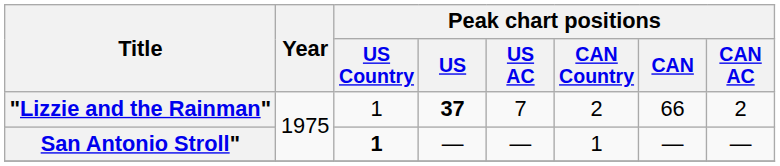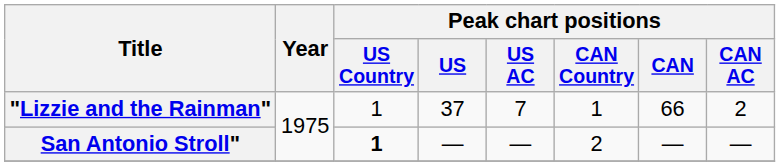(453, 108) bold -> (453, 108) normal
(597, 108) 2 -> (597, 108) 1
(597, 143) 1 -> (597, 143) 2
